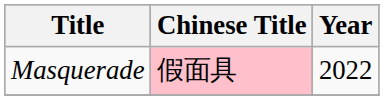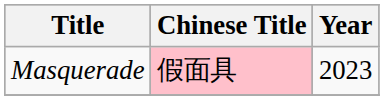(346, 70) 2022 -> (346, 70) 2023
